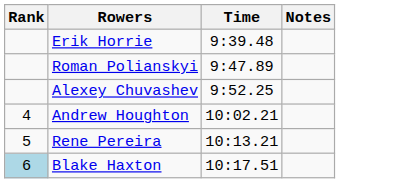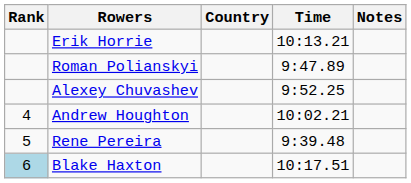+ column: (237, 17)
(242, 42) 9:39.48 -> (313, 42) 10:13.21
(242, 141) 10:13.21 -> (313, 141) 9:39.48
